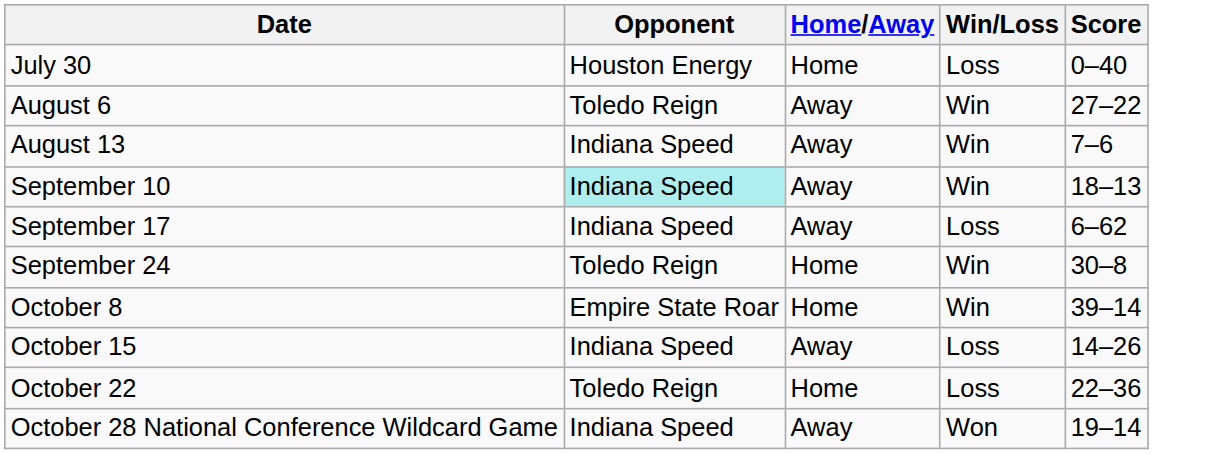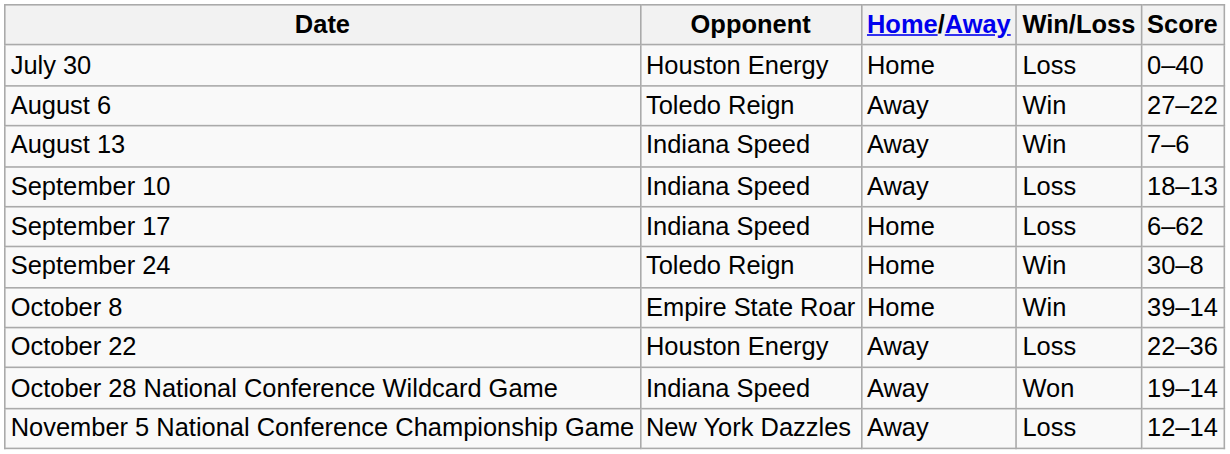(652, 186) paleturquoise background -> (728, 186) no background
(968, 186) Win -> (1049, 186) Loss
(821, 226) Away -> (901, 226) Home
- row: (74, 347)
(644, 387) Toledo Reign -> (737, 347) Houston Energy
(825, 387) Home -> (898, 347) Away
+ row: (322, 428)
